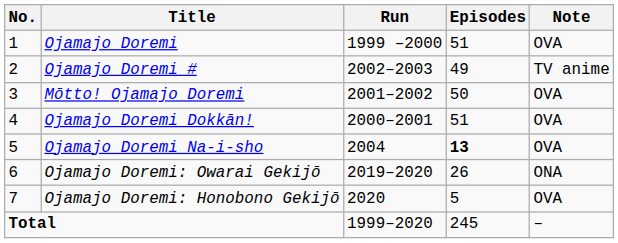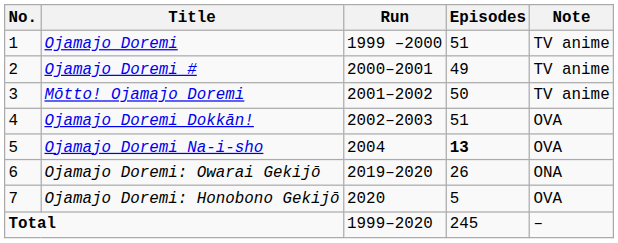(548, 43) OVA -> (572, 43) TV anime
(390, 69) 2002–2003 -> (390, 69) 2000–2001
(548, 95) OVA -> (572, 95) TV anime
(390, 121) 2000–2001 -> (390, 121) 2002–2003
